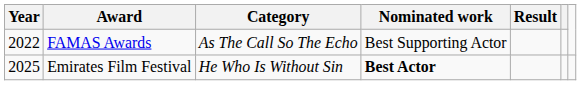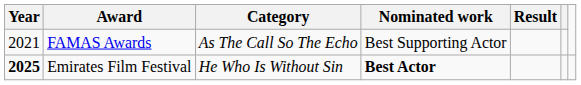(24, 42) 2022 -> (24, 42) 2021
(24, 67) normal -> (24, 67) bold
